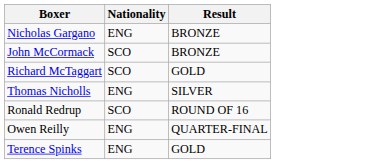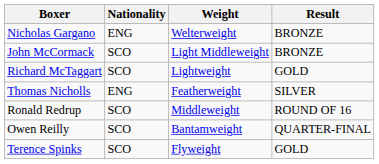+ column: (220, 14)
(120, 129) ENG -> (119, 129) SCO
(120, 149) ENG -> (119, 149) SCO
